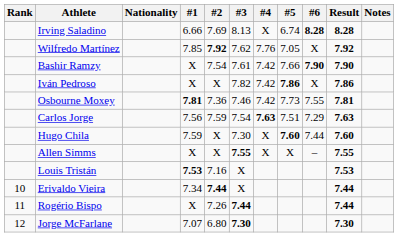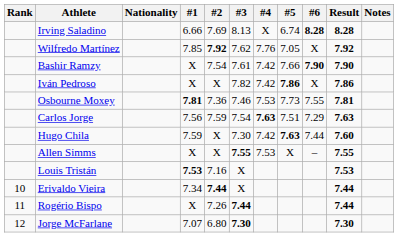(266, 100) 7.42 -> (266, 100) 7.53
(266, 135) X -> (266, 135) 7.42
(290, 135) 7.60 -> (290, 135) 7.63
(266, 153) X -> (266, 153) 7.53
